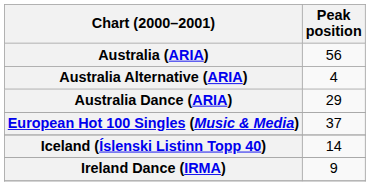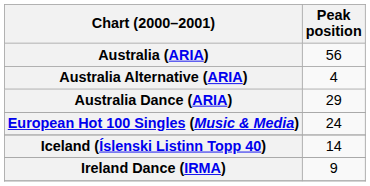(334, 123) 37 -> (334, 123) 24
